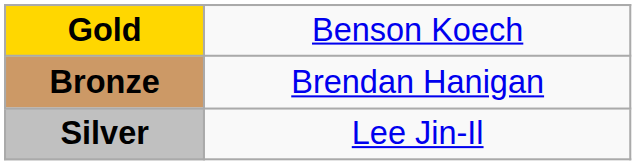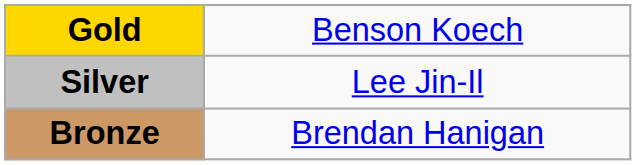rows swapped: (105, 133) <-> (105, 81)
